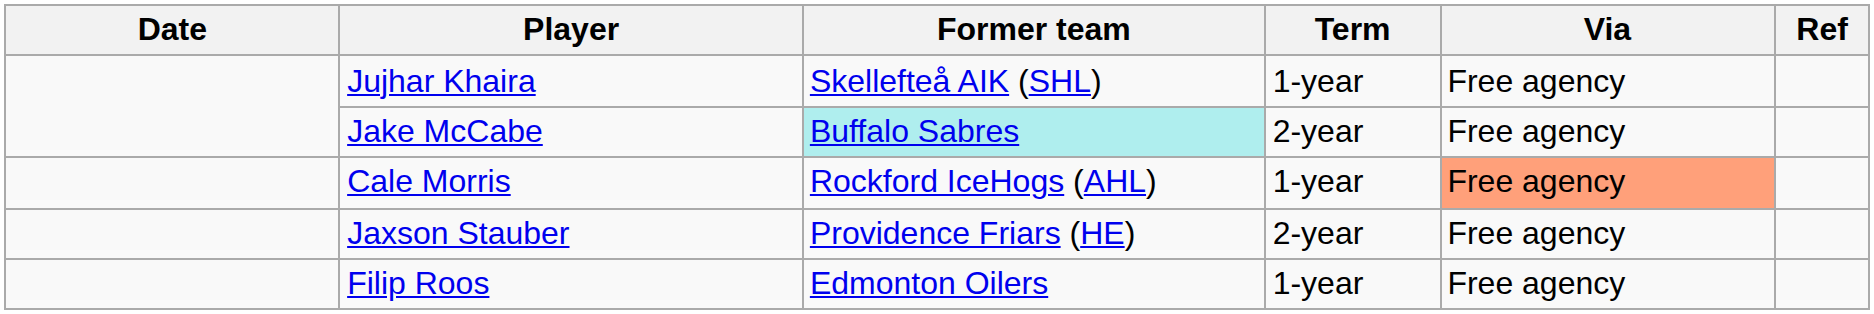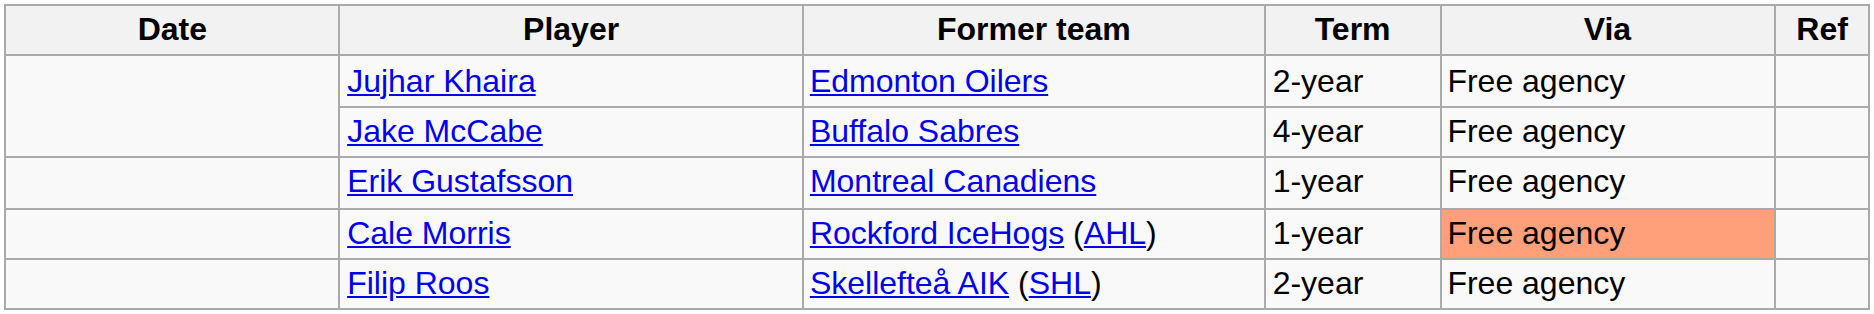(956, 80) Skellefteå AIK (SHL) -> (929, 80) Edmonton Oilers
(1318, 80) 1-year -> (1318, 80) 2-year
(915, 131) paleturquoise background -> (915, 131) no background
(1318, 131) 2-year -> (1318, 131) 4-year
+ row: (460, 182)
- row: (458, 232)
(929, 283) Edmonton Oilers -> (956, 283) Skellefteå AIK (SHL)
(1318, 283) 1-year -> (1318, 283) 2-year
